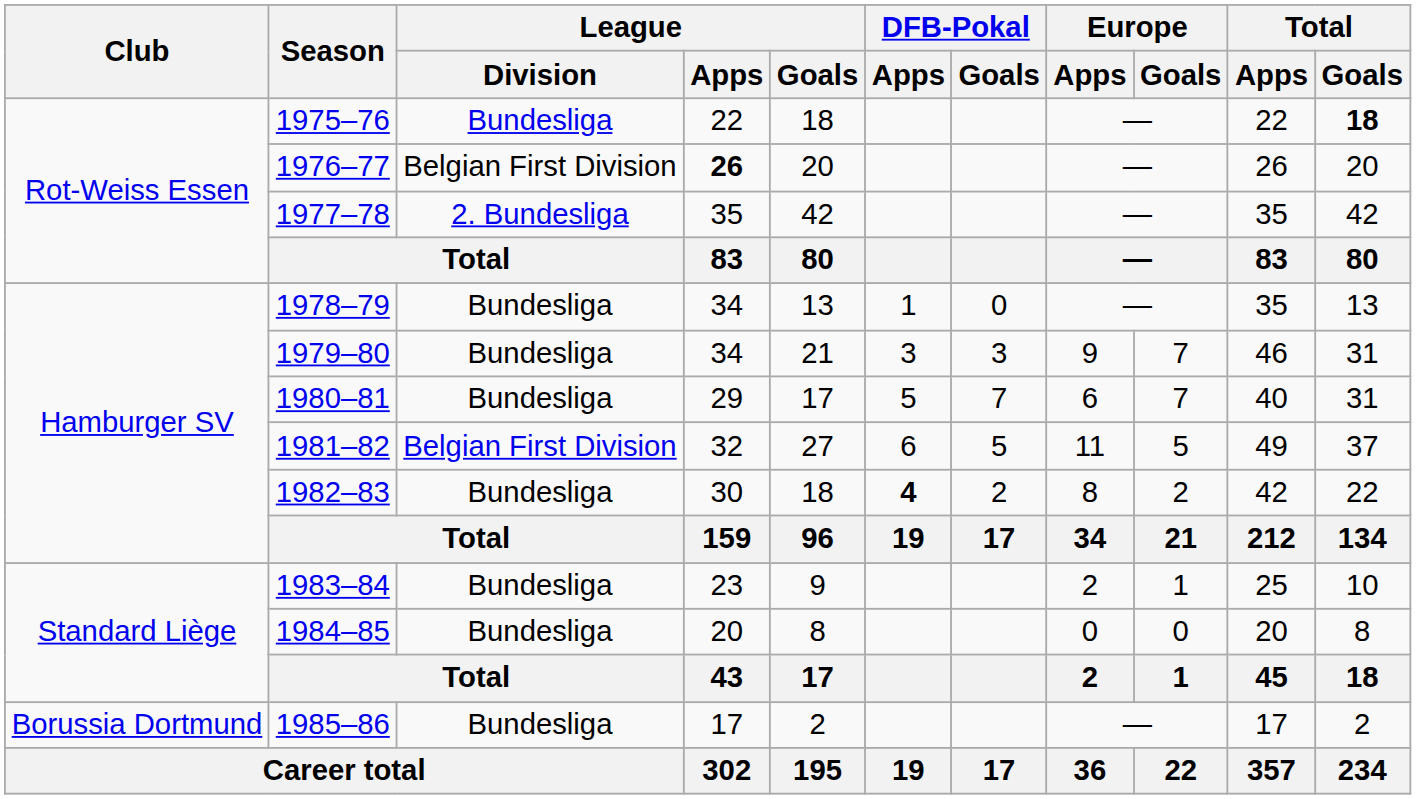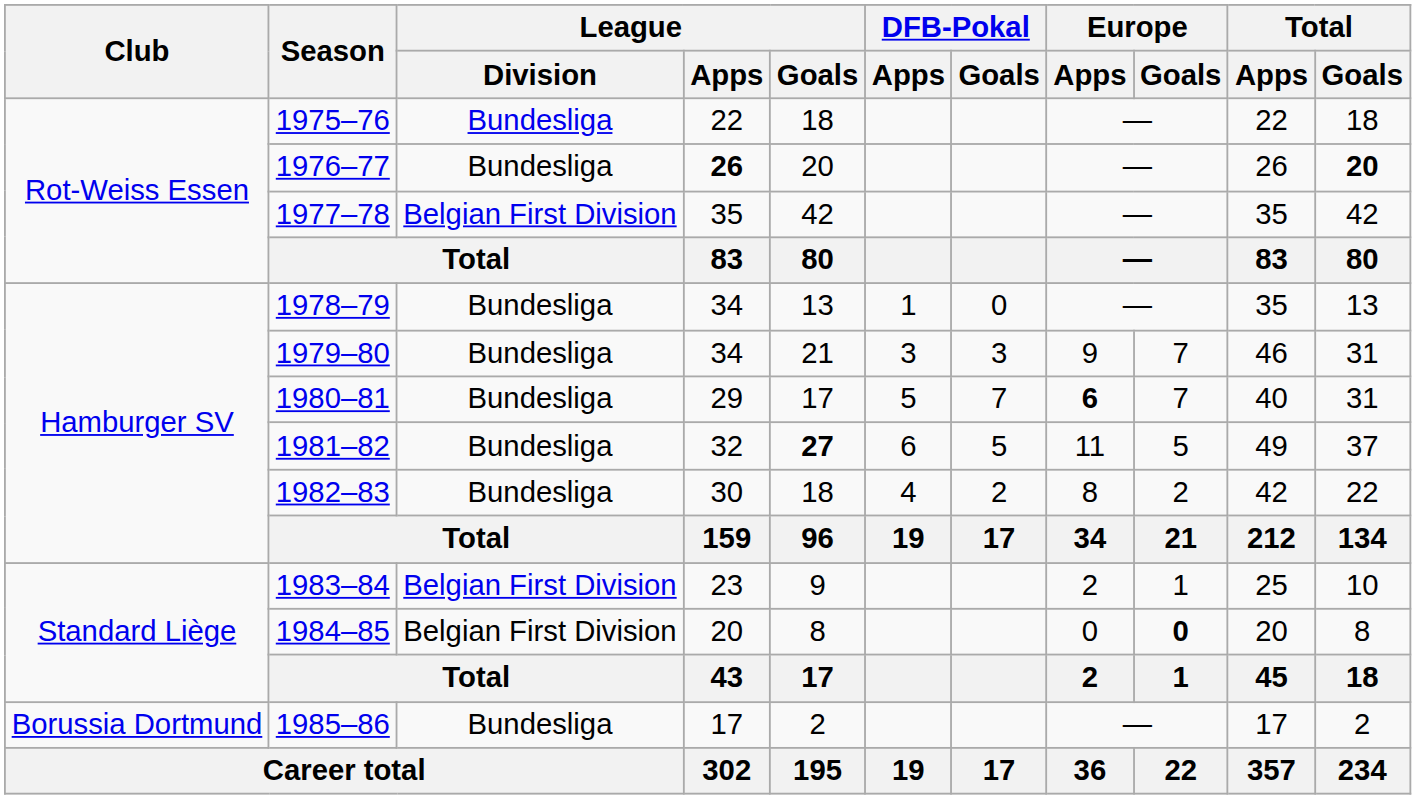(1362, 120) bold -> (1362, 120) normal
(540, 167) Belgian First Division -> (540, 167) Bundesliga
(1362, 167) normal -> (1362, 167) bold
(540, 213) 2. Bundesliga -> (540, 213) Belgian First Division
(1090, 399) normal -> (1090, 399) bold
(540, 445) Belgian First Division -> (540, 445) Bundesliga
(818, 445) normal -> (818, 445) bold
(908, 492) bold -> (908, 492) normal
(540, 584) Bundesliga -> (540, 584) Belgian First Division
(540, 631) Bundesliga -> (540, 631) Belgian First Division
(1181, 631) normal -> (1181, 631) bold
